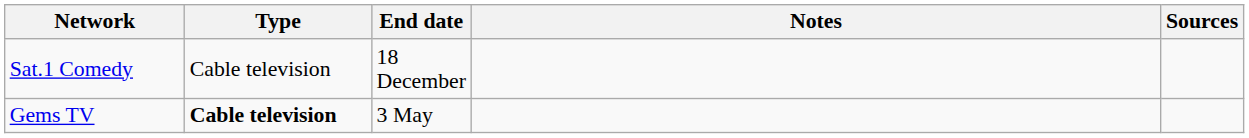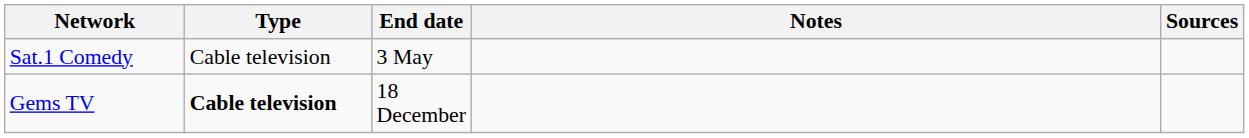(421, 68) 18 December -> (405, 56) 3 May
(405, 115) 3 May -> (421, 103) 18 December
